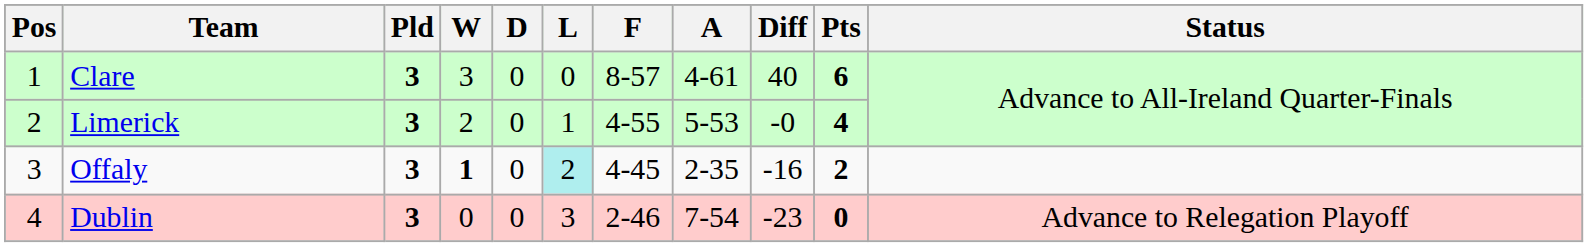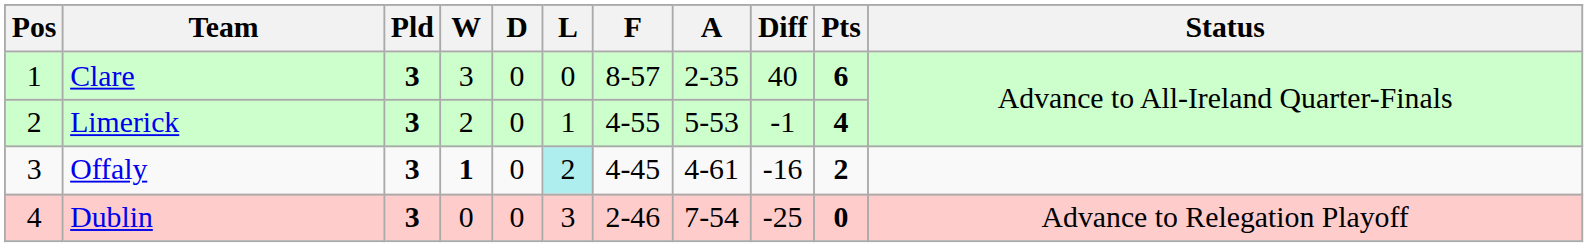(712, 75) 4-61 -> (712, 75) 2-35
(783, 122) -0 -> (783, 122) -1
(712, 169) 2-35 -> (712, 169) 4-61
(783, 216) -23 -> (783, 216) -25
